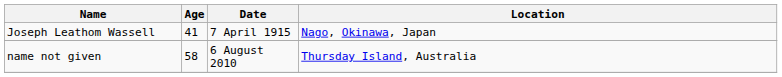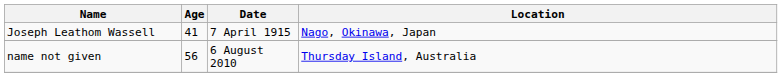(191, 56) 58 -> (191, 56) 56
